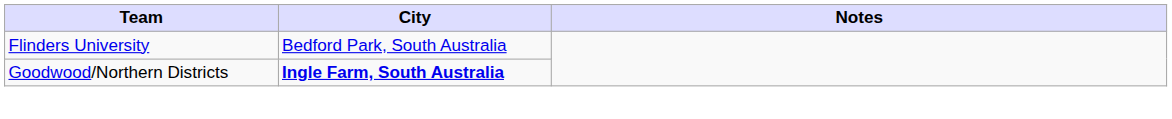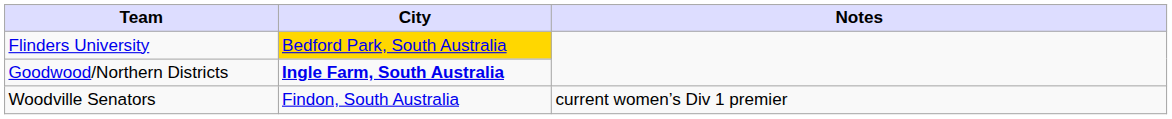(394, 45) no background -> (394, 45) gold background
+ row: (82, 99)
